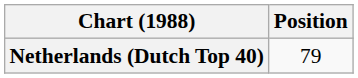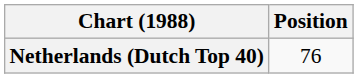(311, 55) 79 -> (311, 55) 76
